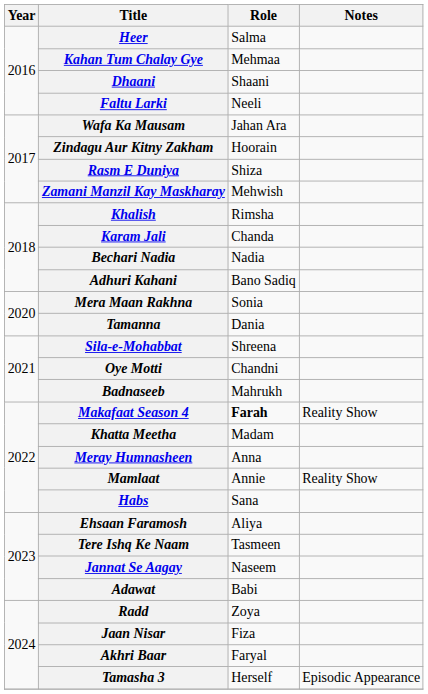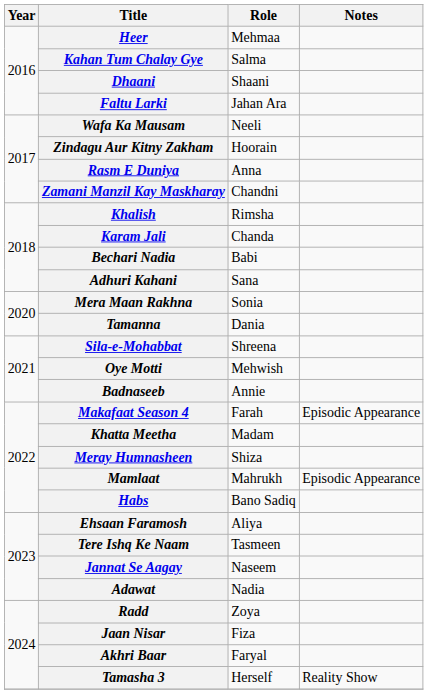(249, 37) Salma -> (256, 37) Mehmaa
(256, 59) Mehmaa -> (249, 59) Salma
(246, 103) Neeli -> (259, 103) Jahan Ara
(259, 125) Jahan Ara -> (246, 125) Neeli
(247, 170) Shiza -> (246, 170) Anna
(257, 192) Mehwish -> (255, 192) Chandni
(248, 258) Nadia -> (244, 258) Babi
(264, 280) Bano Sadiq -> (245, 280) Sana
(255, 368) Chandni -> (257, 368) Mehwish
(257, 390) Mahrukh -> (248, 390) Annie
(249, 412) bold -> (247, 412) normal
(340, 412) Reality Show -> (361, 412) Episodic Appearance
(246, 457) Anna -> (247, 457) Shiza
(248, 479) Annie -> (257, 479) Mahrukh
(340, 479) Reality Show -> (361, 479) Episodic Appearance
(245, 501) Sana -> (264, 501) Bano Sadiq
(244, 589) Babi -> (248, 589) Nadia
(361, 677) Episodic Appearance -> (340, 677) Reality Show
